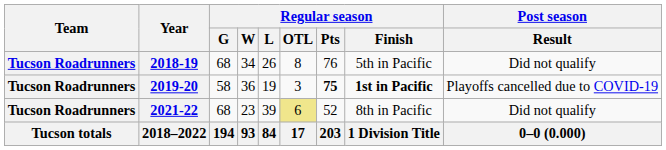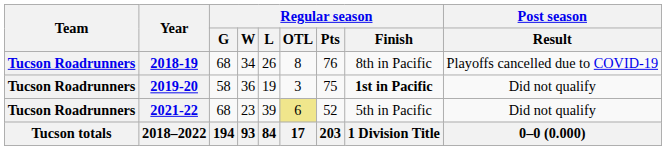(394, 63) 5th in Pacific -> (394, 63) 8th in Pacific
(552, 63) Did not qualify -> (552, 63) Playoffs cancelled due to COVID-19
(330, 87) bold -> (330, 87) normal
(552, 87) Playoffs cancelled due to COVID-19 -> (552, 87) Did not qualify
(394, 110) 8th in Pacific -> (394, 110) 5th in Pacific
